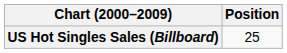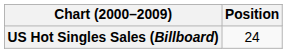(252, 37) 25 -> (252, 37) 24
